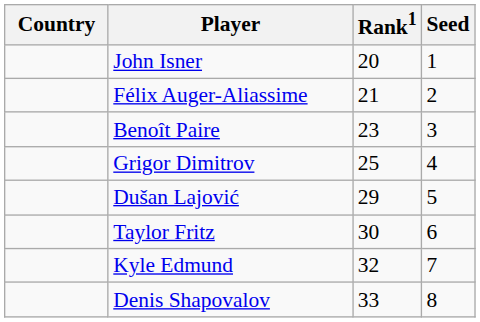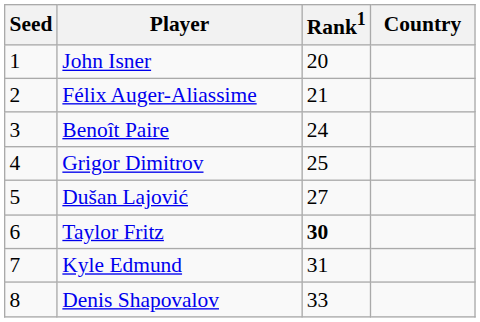columns swapped: (57, 24) <-> (448, 24)
(368, 129) 23 -> (317, 129) 24
(368, 197) 29 -> (317, 197) 27
(368, 231) normal -> (317, 231) bold
(368, 265) 32 -> (317, 265) 31
